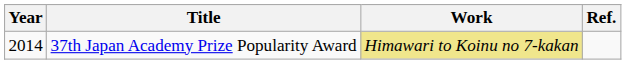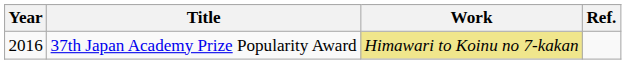(26, 45) 2014 -> (26, 45) 2016
